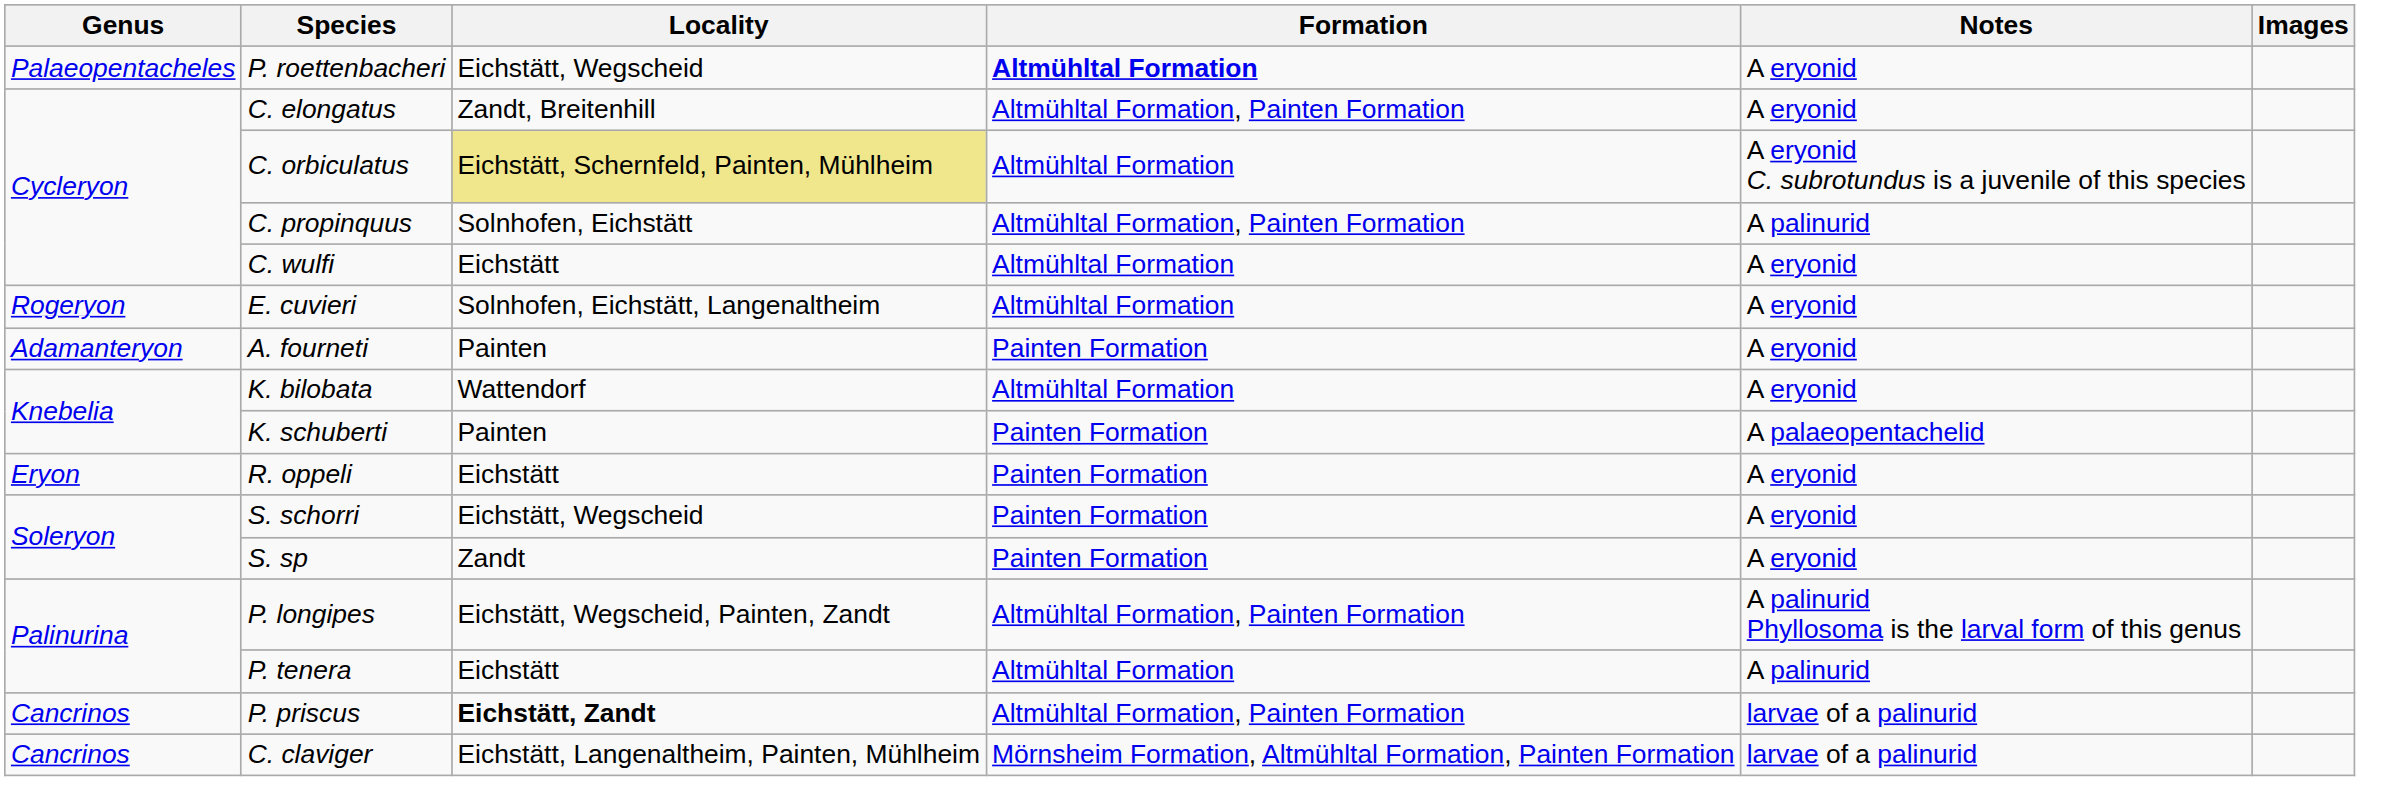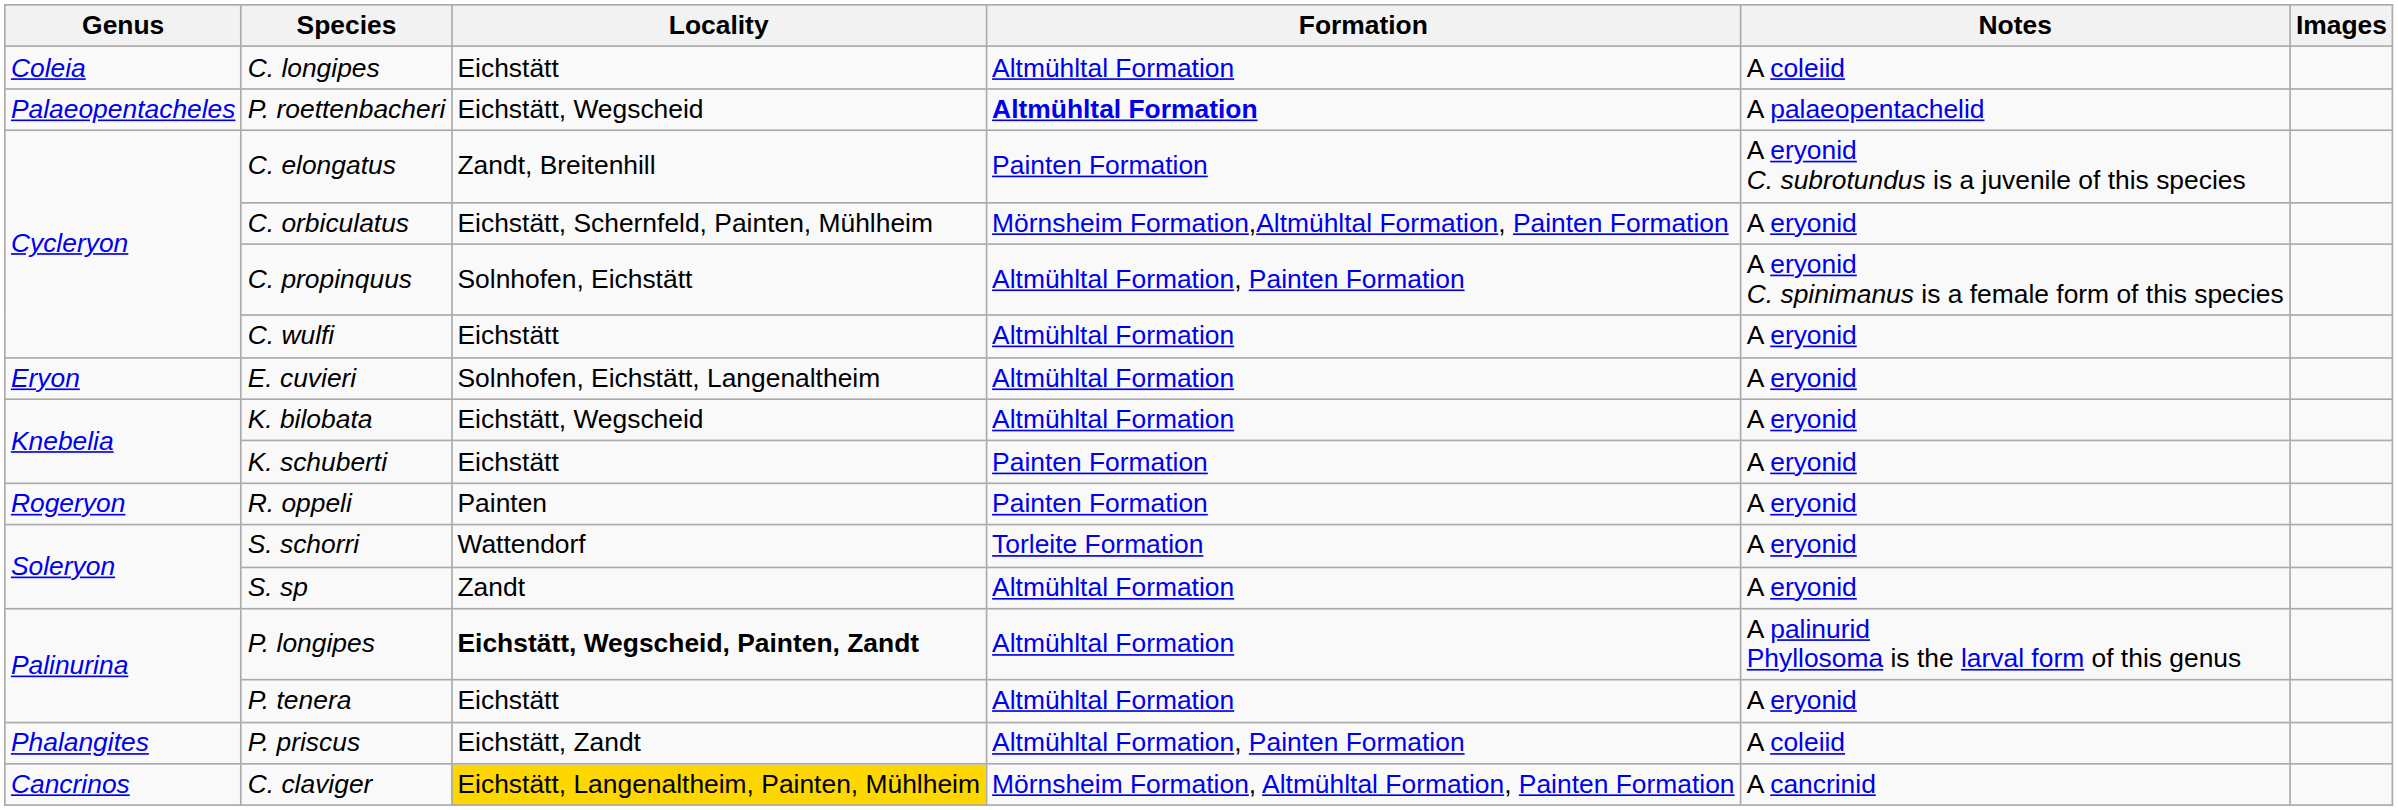+ row: (314, 67)
(1802, 67) A eryonid -> (1866, 109) A palaeopentachelid
(1228, 109) Altmühltal Formation, Painten Formation -> (1100, 165) Painten Formation
(1802, 109) A eryonid -> (1996, 165) A eryonid C. subrotundus is a juvenile of this species
(695, 165) khaki background -> (695, 222) no background
(1113, 165) Altmühltal Formation -> (1360, 222) Mörnsheim Formation,Altmühltal Formation, Painten Formation
(1996, 165) A eryonid C. subrotundus is a juvenile of this species -> (1802, 222) A eryonid
(1808, 222) A palinurid -> (2015, 279) A eryonid C. spinimanus is a female form of this species
(68, 306) Rogeryon -> (45, 377) Eryon
- row: (308, 348)
(522, 390) Wattendorf -> (581, 419) Eichstätt, Wegscheid
(502, 431) Painten -> (508, 461) Eichstätt
(1866, 431) A palaeopentachelid -> (1802, 461) A eryonid
(45, 473) Eryon -> (68, 503) Rogeryon
(508, 473) Eichstätt -> (502, 503) Painten
(581, 515) Eichstätt, Wegscheid -> (522, 545) Wattendorf
(1100, 515) Painten Formation -> (1098, 545) Torleite Formation
(1100, 557) Painten Formation -> (1113, 587) Altmühltal Formation
(674, 614) normal -> (688, 643) bold
(1228, 614) Altmühltal Formation, Painten Formation -> (1113, 643) Altmühltal Formation
(1808, 670) A palinurid -> (1802, 700) A eryonid
(70, 712) Cancrinos -> (80, 742) Phalangites
(557, 712) bold -> (549, 742) normal
(1862, 712) larvae of a palinurid -> (1796, 742) A coleiid
(719, 754) no background -> (719, 784) gold background
(1862, 754) larvae of a palinurid -> (1811, 784) A cancrinid
